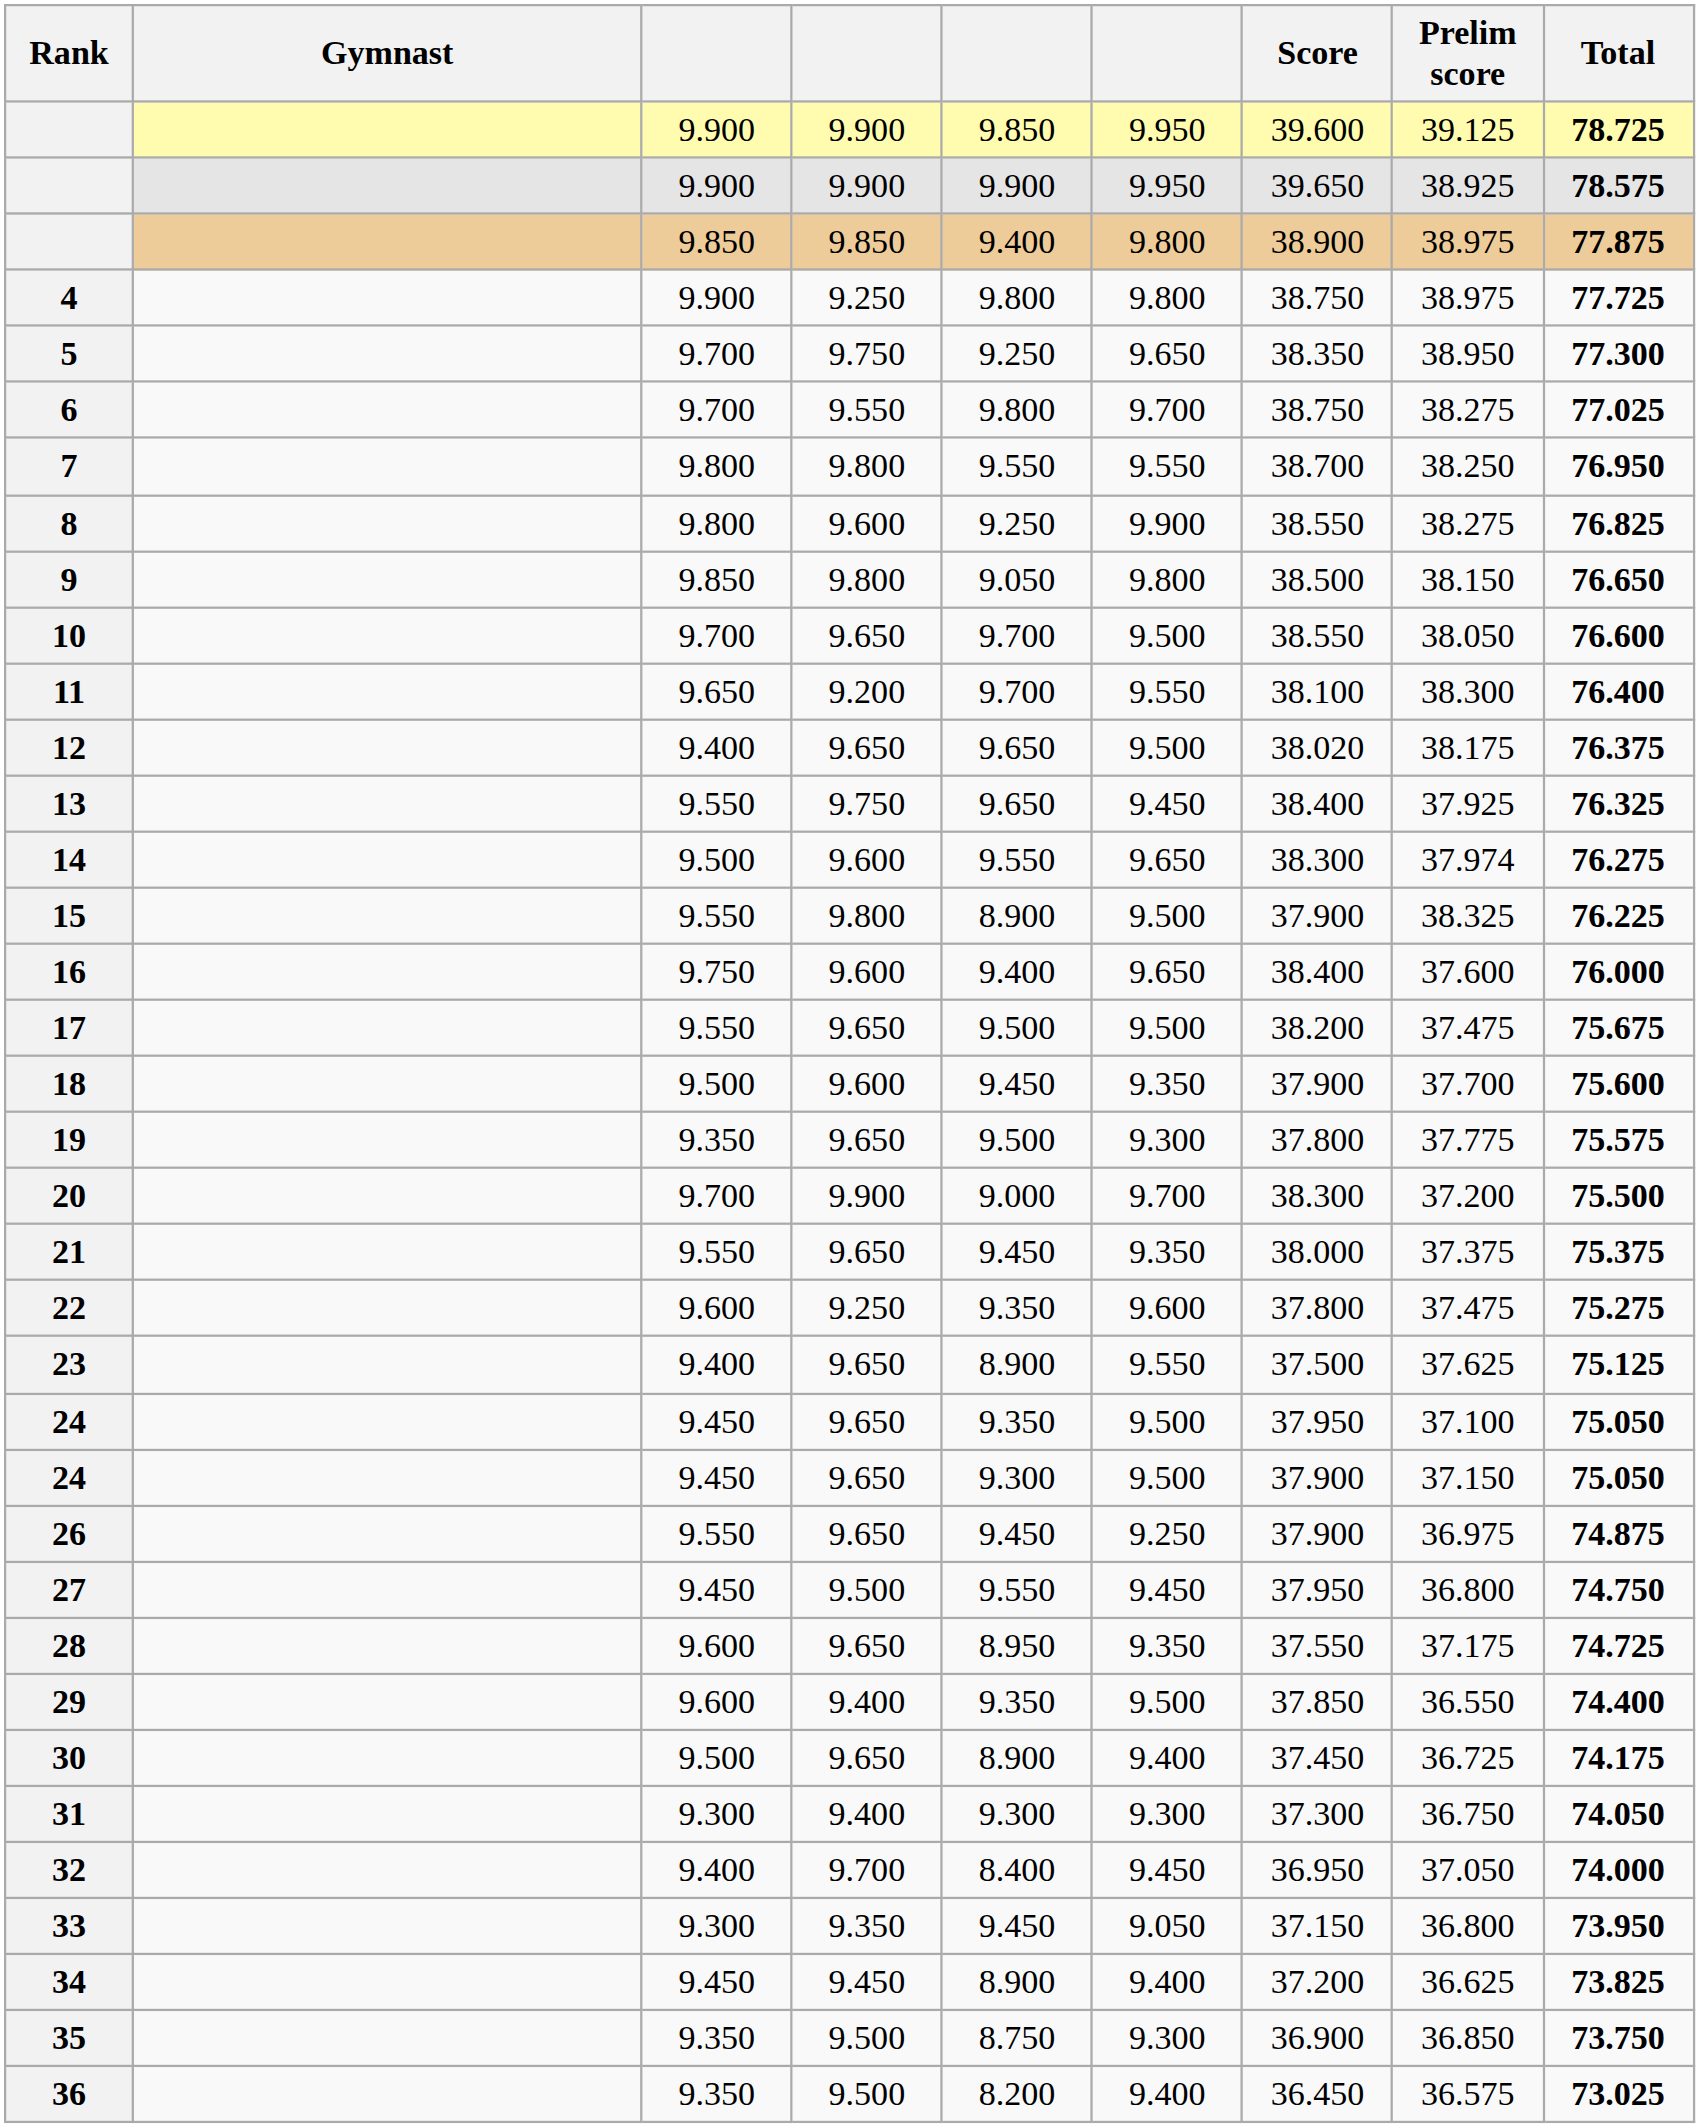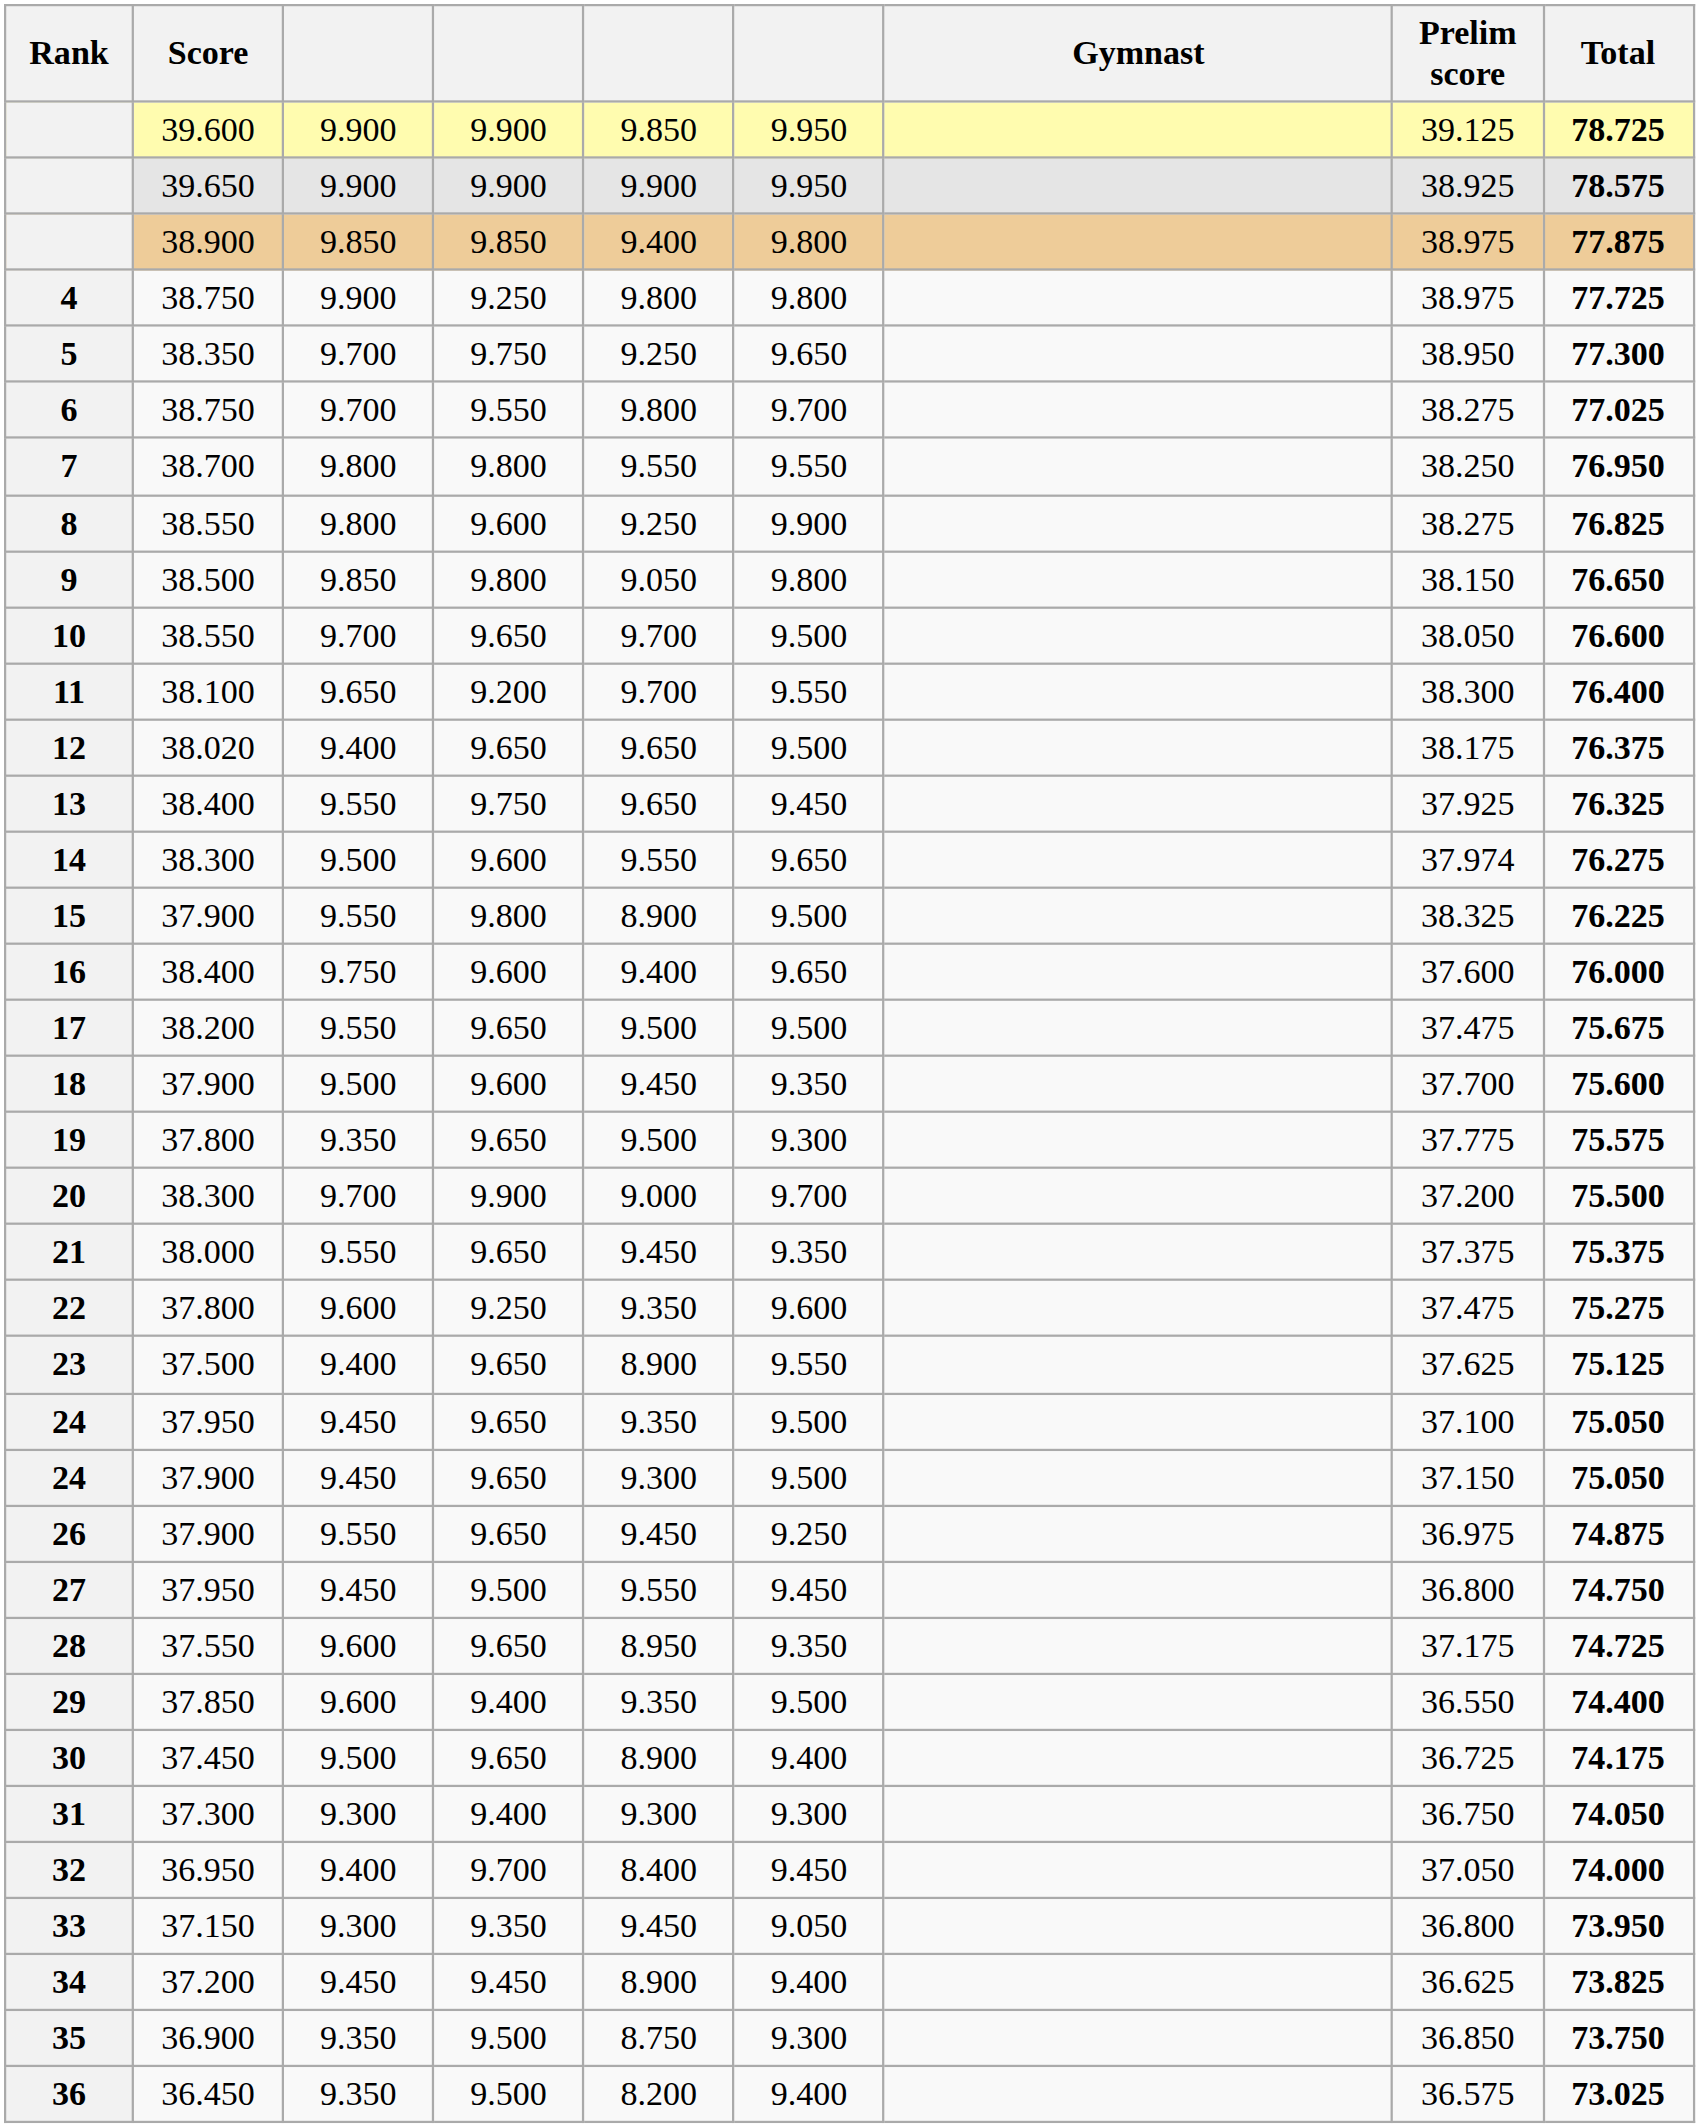columns swapped: (387, 52) <-> (1318, 52)
